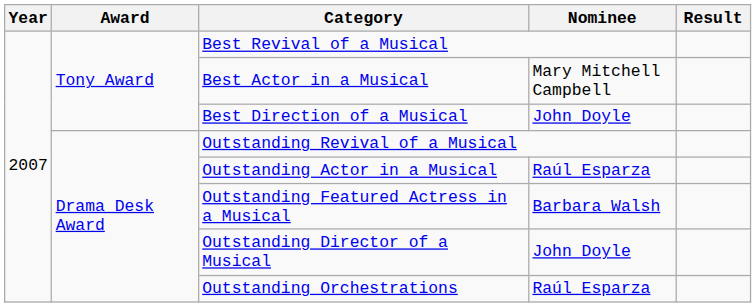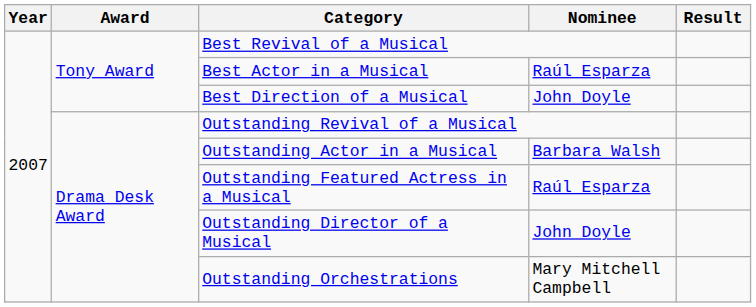(596, 81) Mary Mitchell Campbell -> (591, 71) Raúl Esparza
(591, 170) Raúl Esparza -> (596, 151) Barbara Walsh
(596, 207) Barbara Walsh -> (591, 188) Raúl Esparza
(591, 288) Raúl Esparza -> (596, 279) Mary Mitchell Campbell
